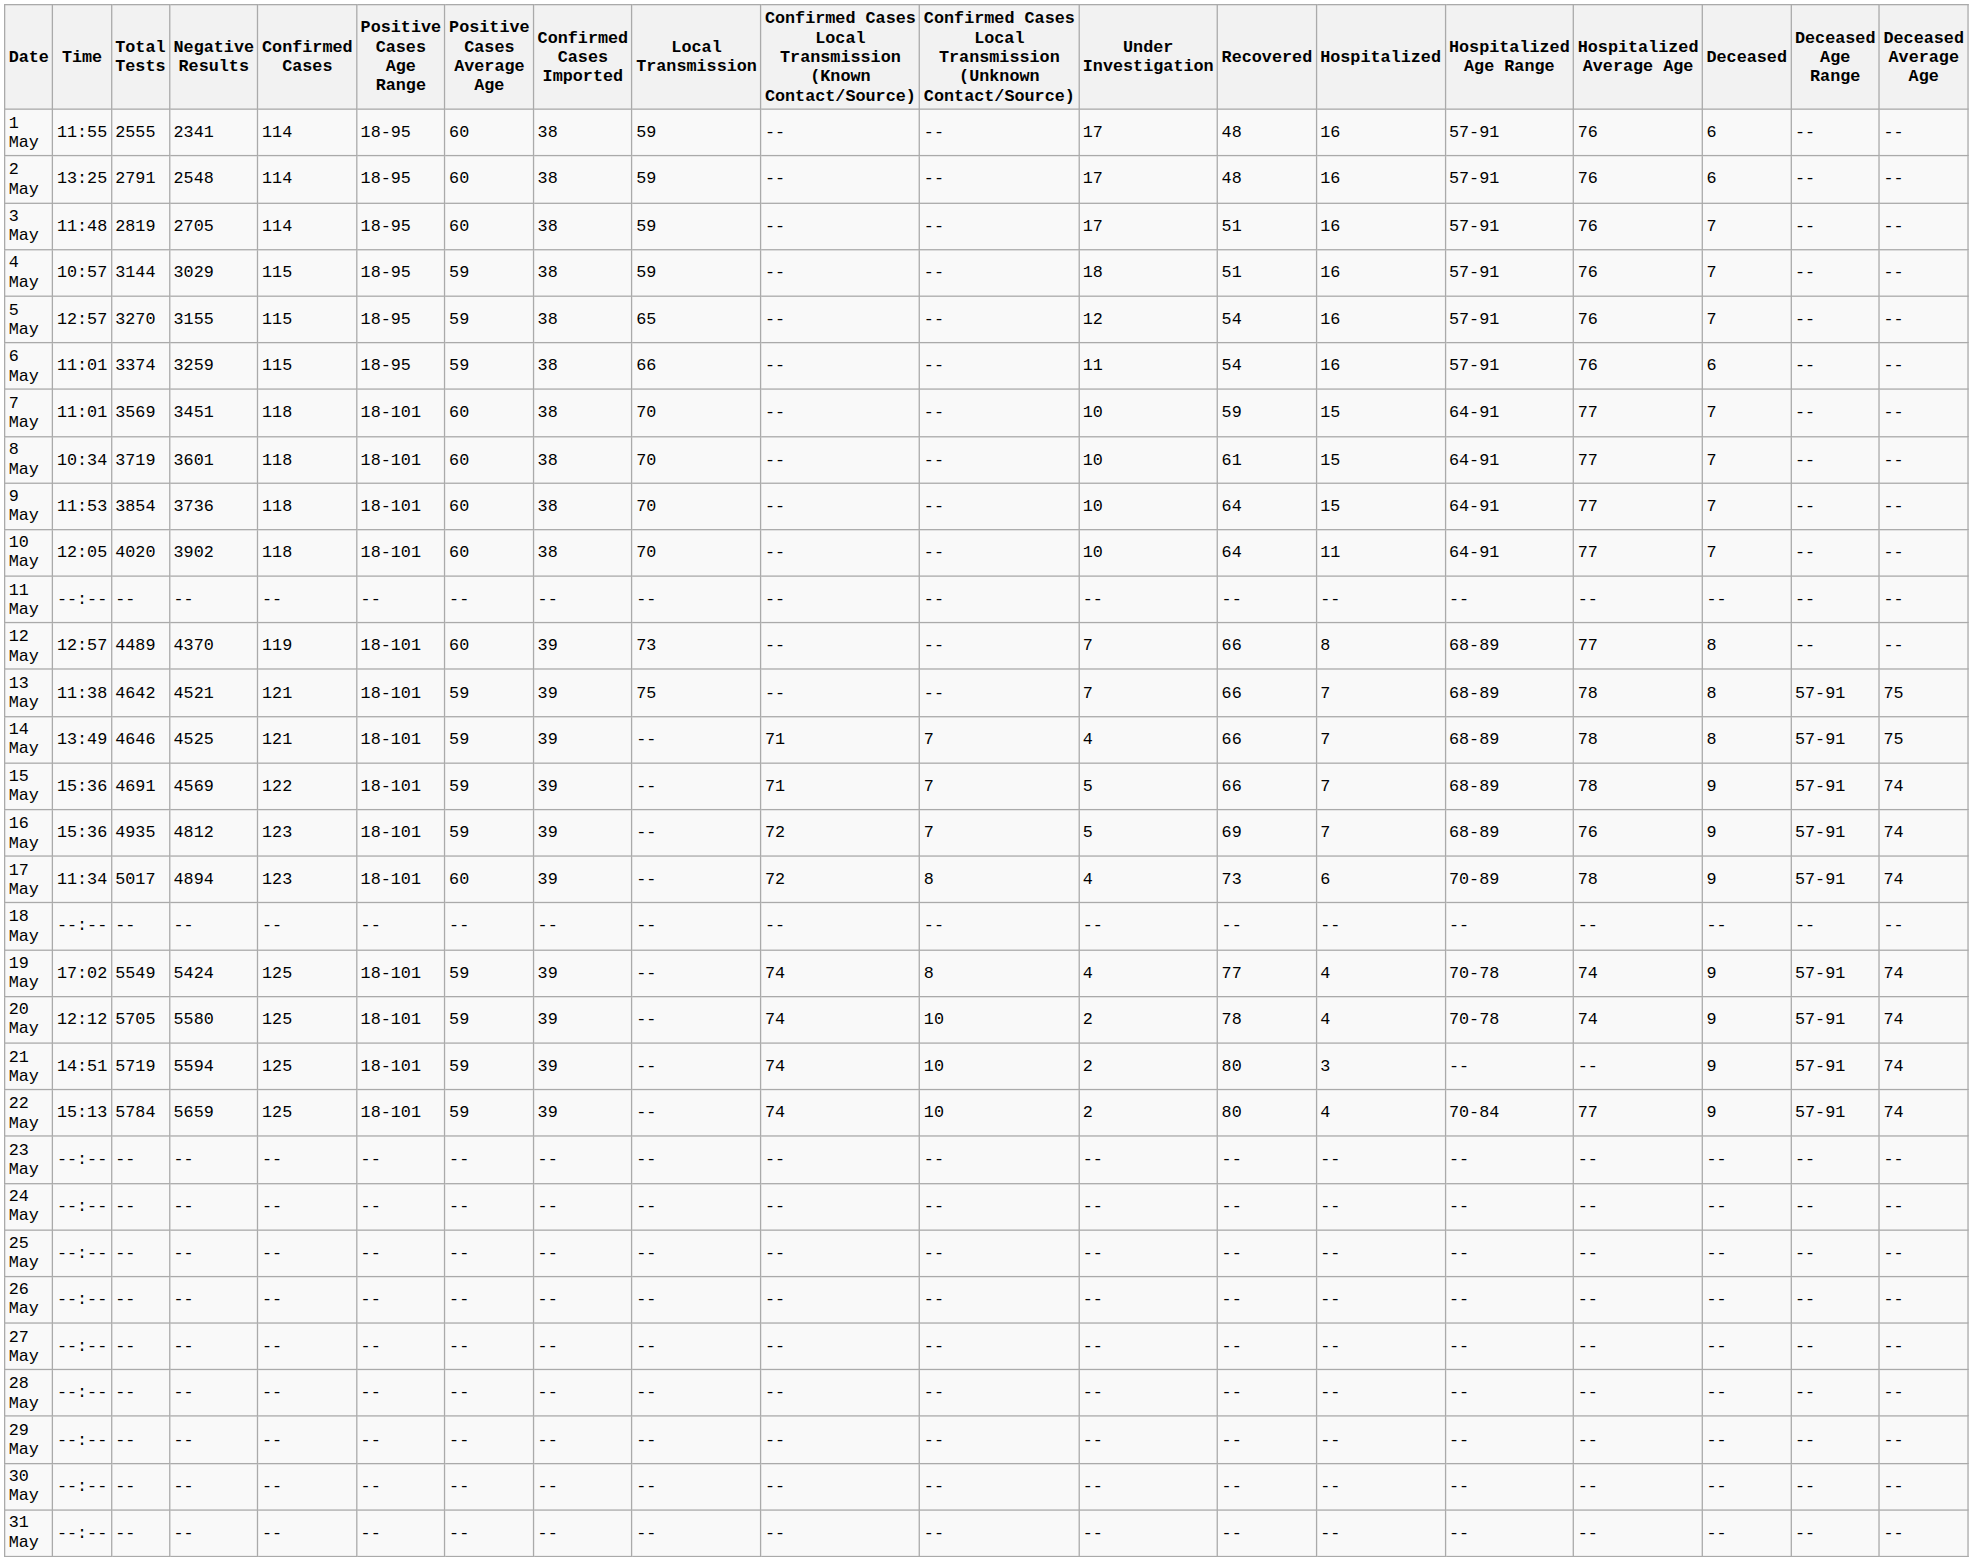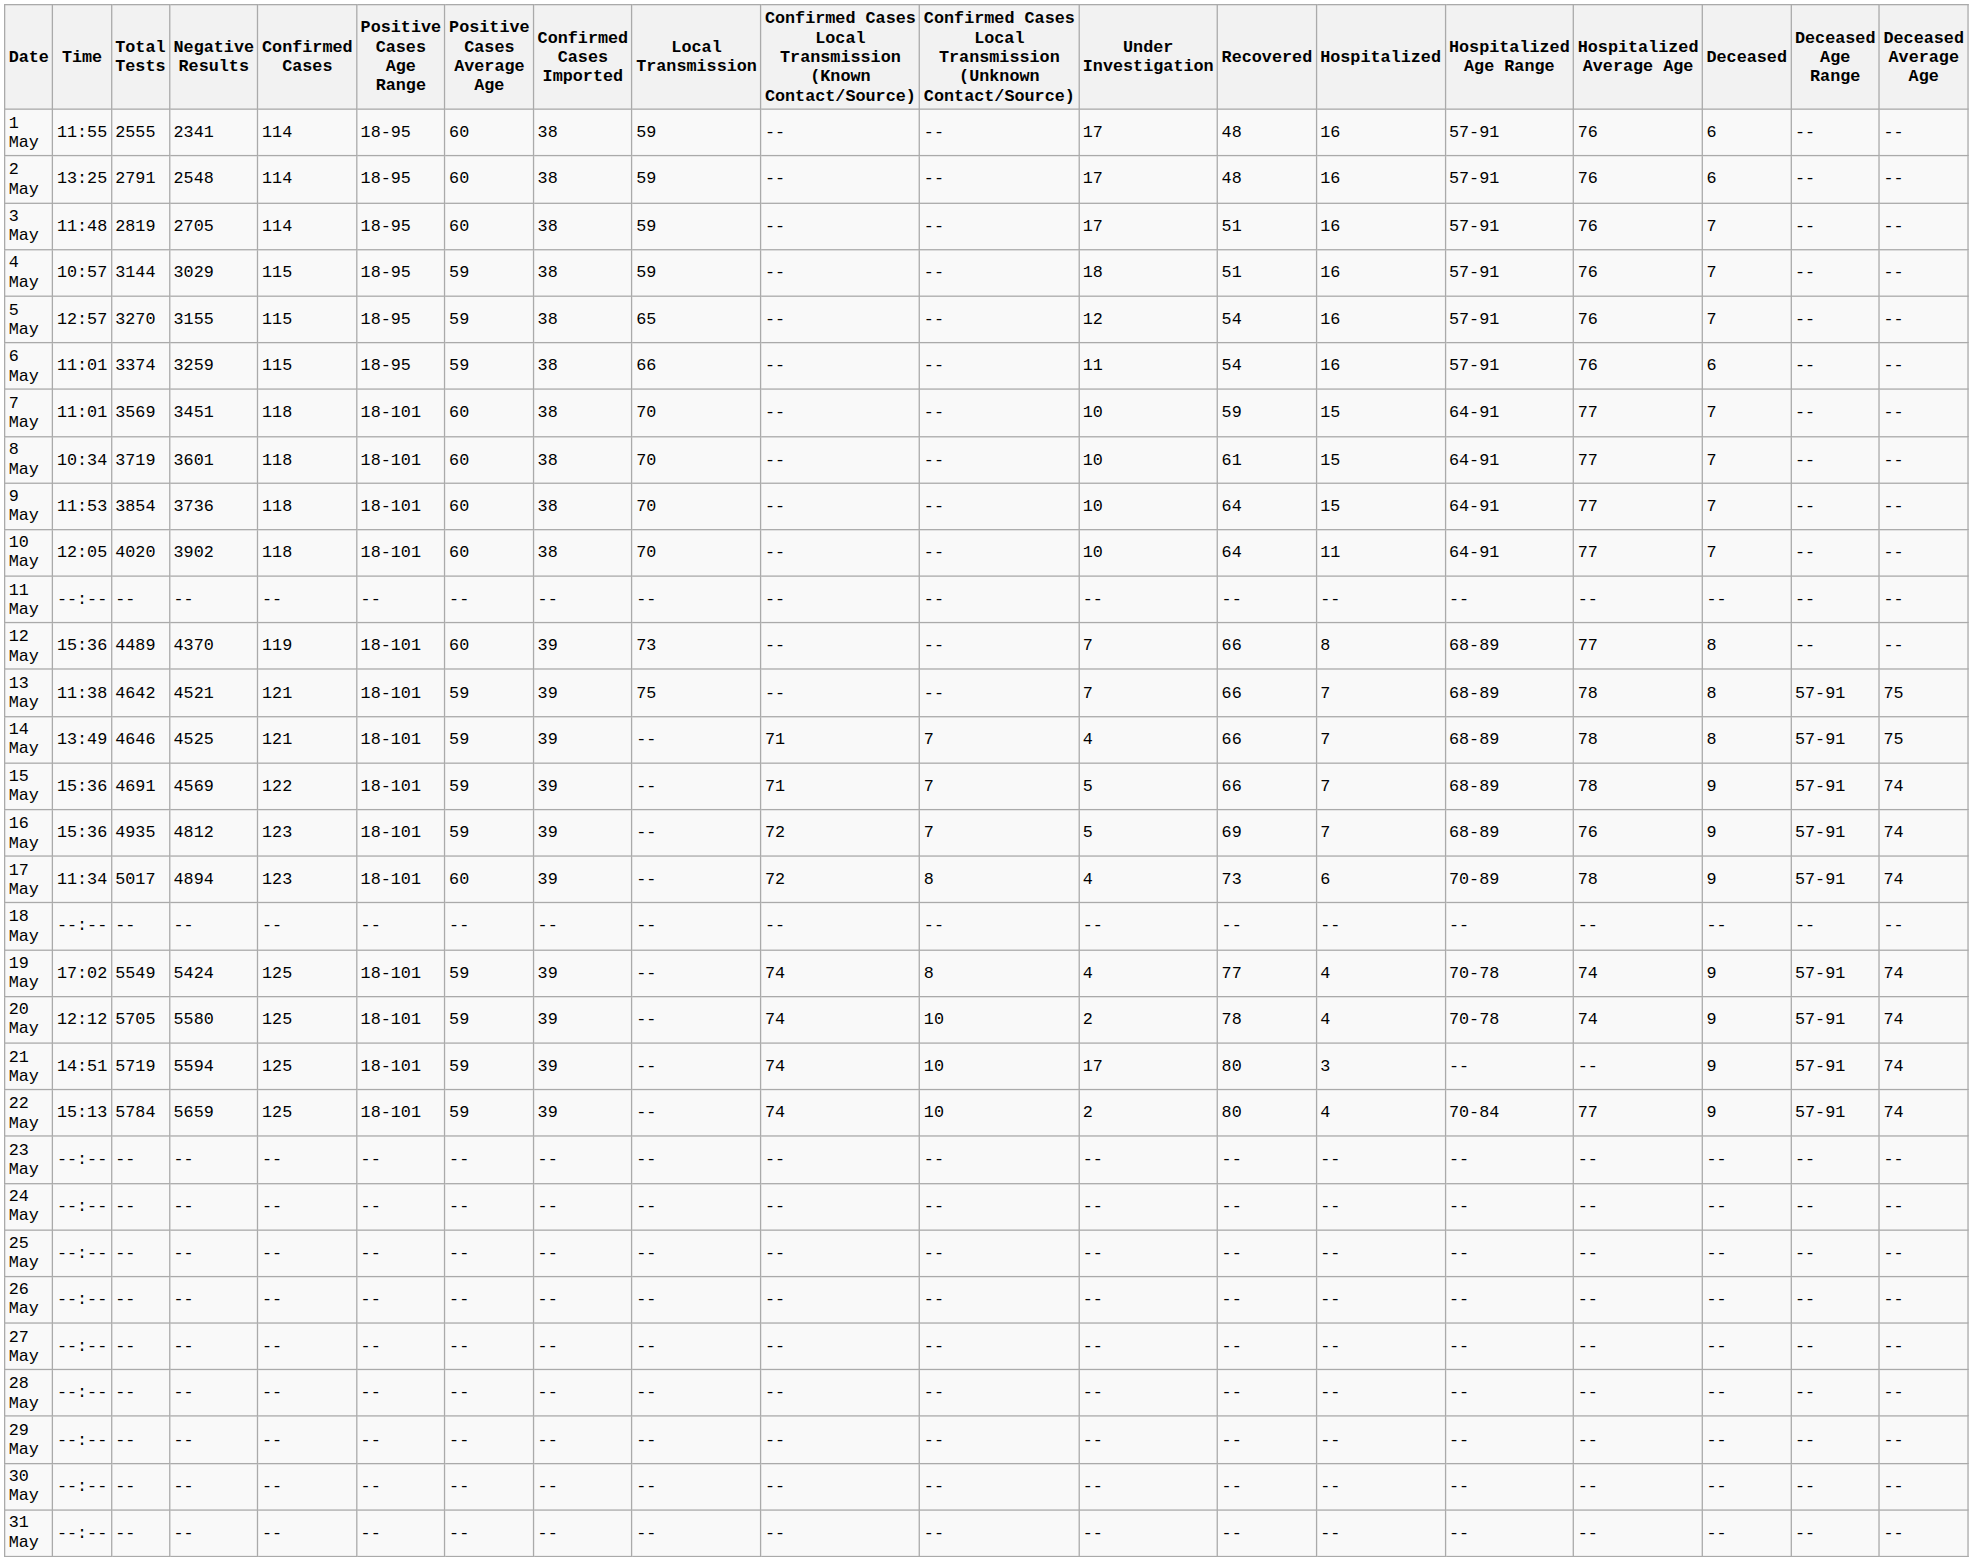(82, 646) 12:57 -> (82, 646) 15:36
(1088, 1066) 2 -> (1093, 1066) 17
